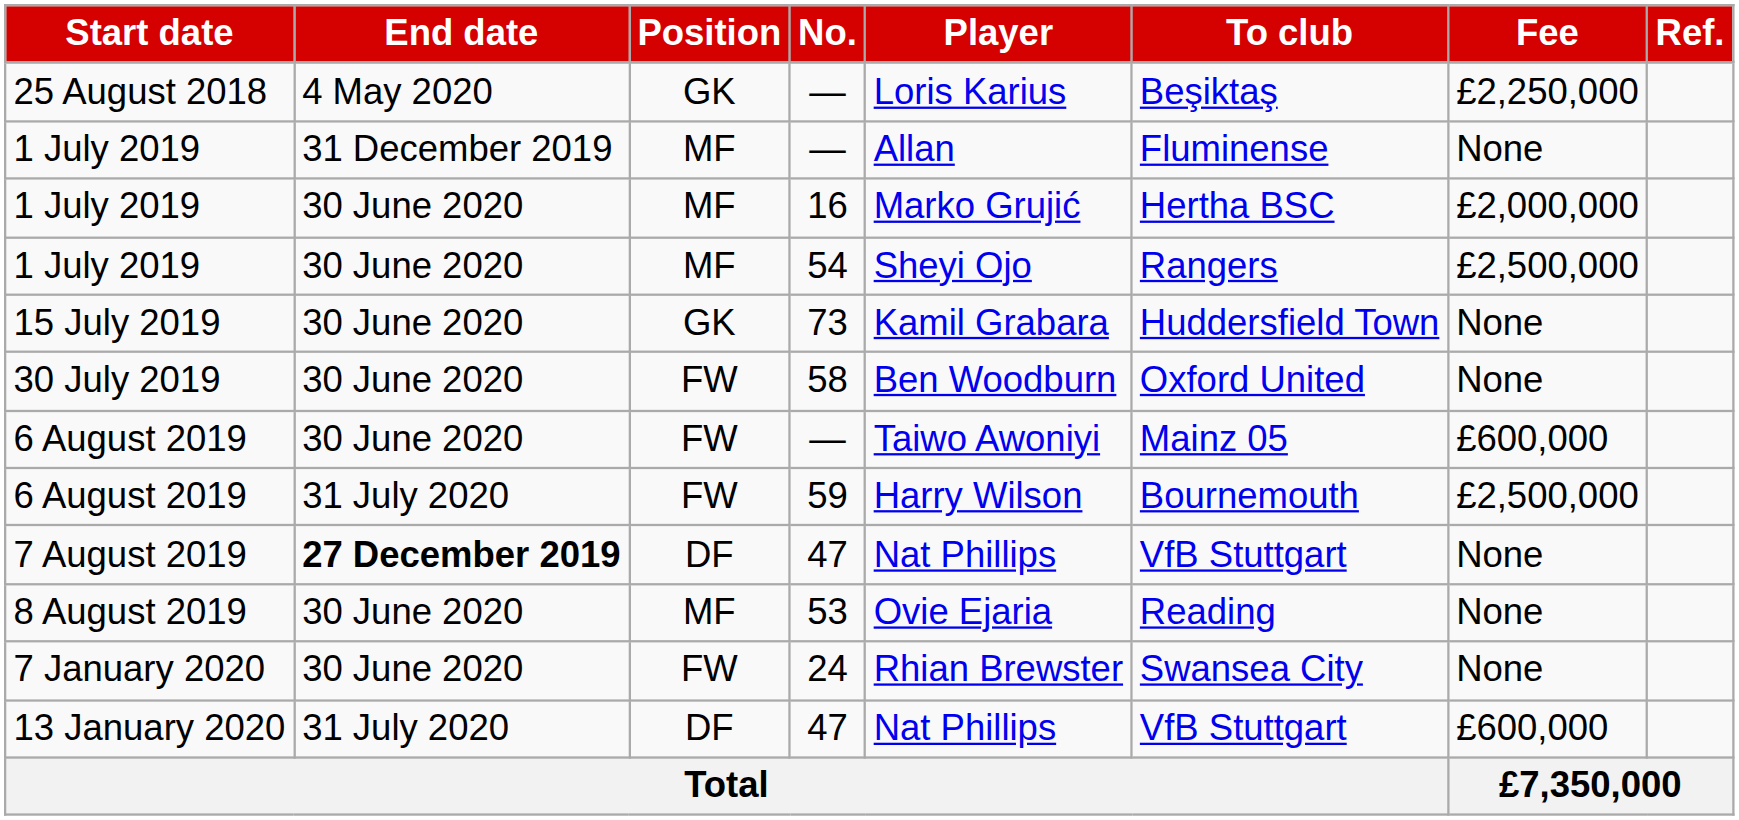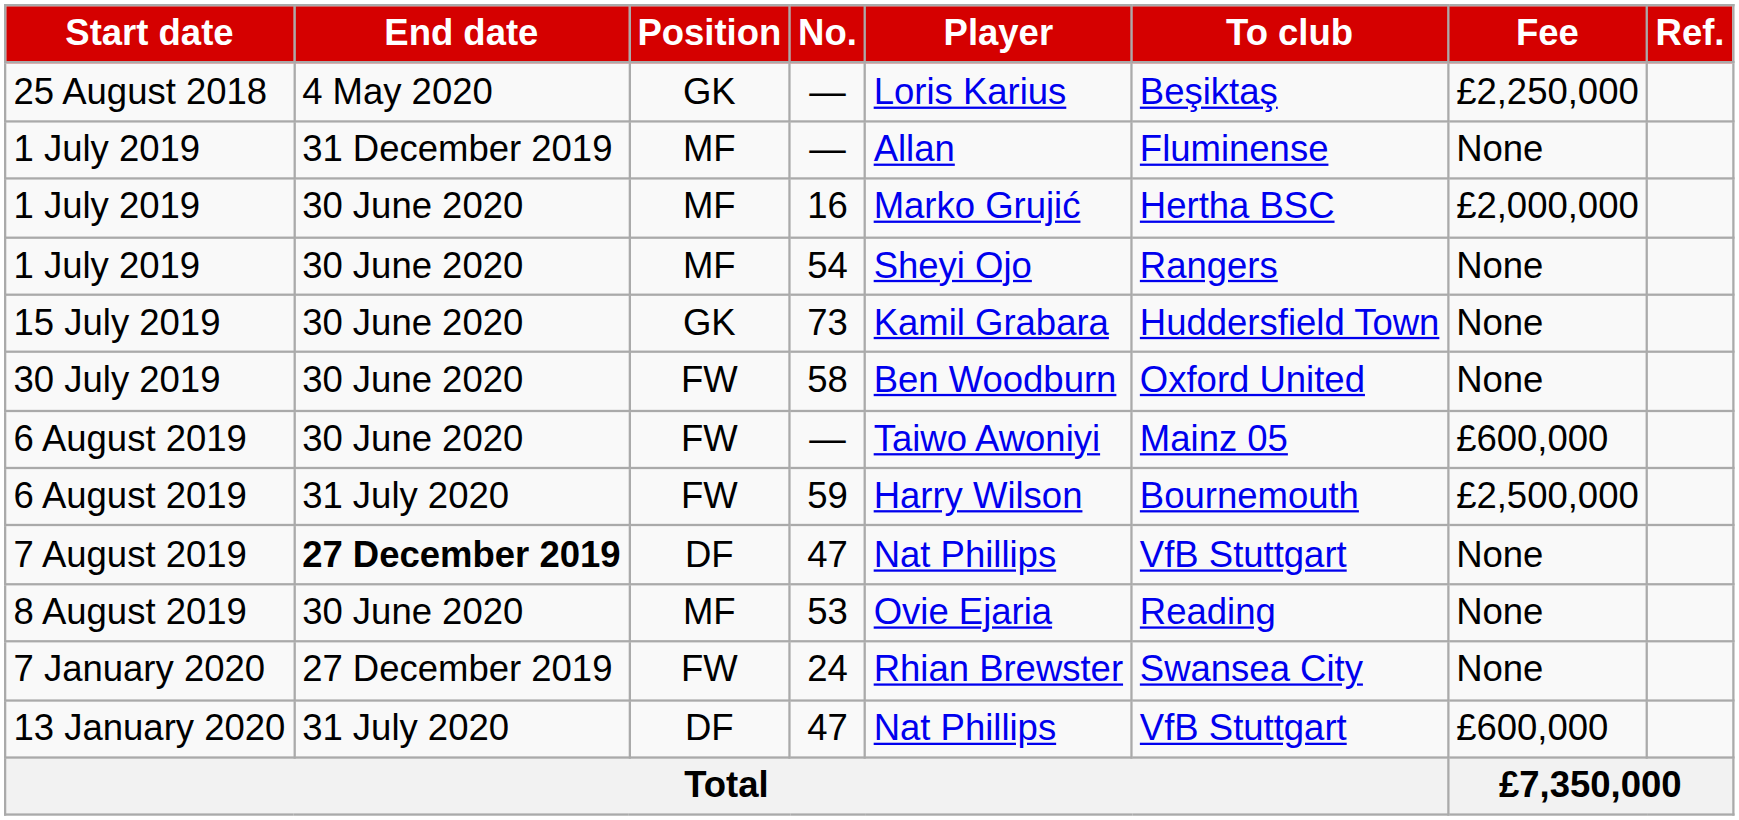(1547, 264) £2,500,000 -> (1500, 264) None
(413, 669) 30 June 2020 -> (457, 669) 27 December 2019
